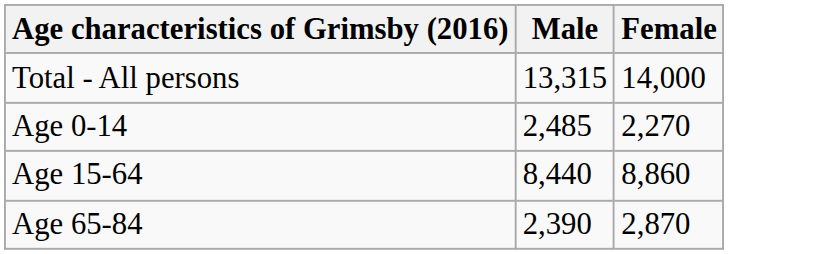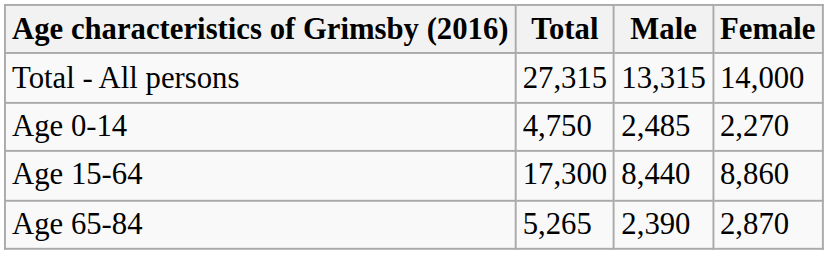+ column: (565, 28)
